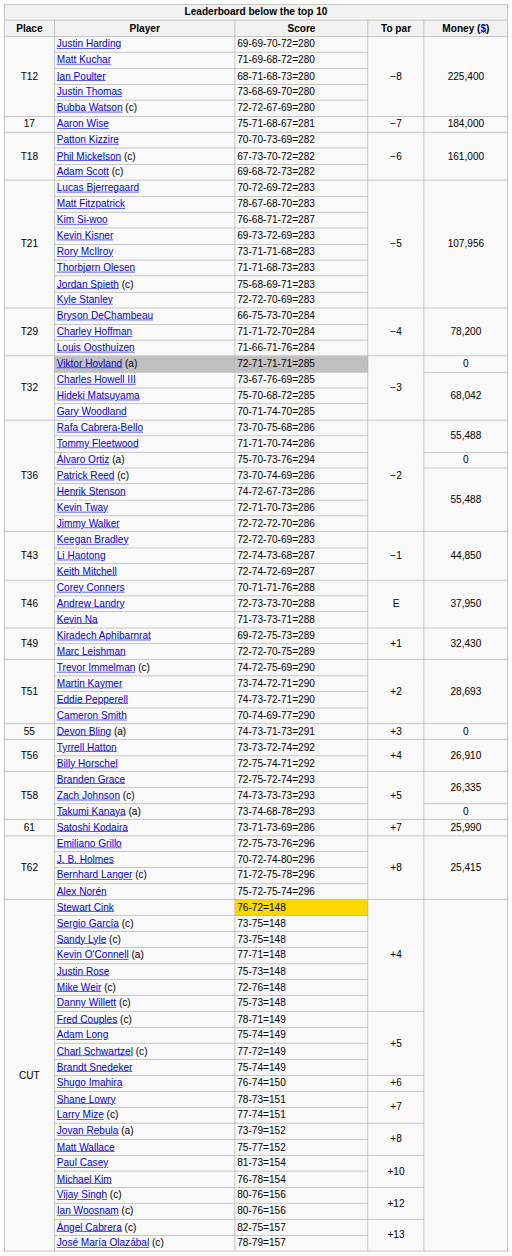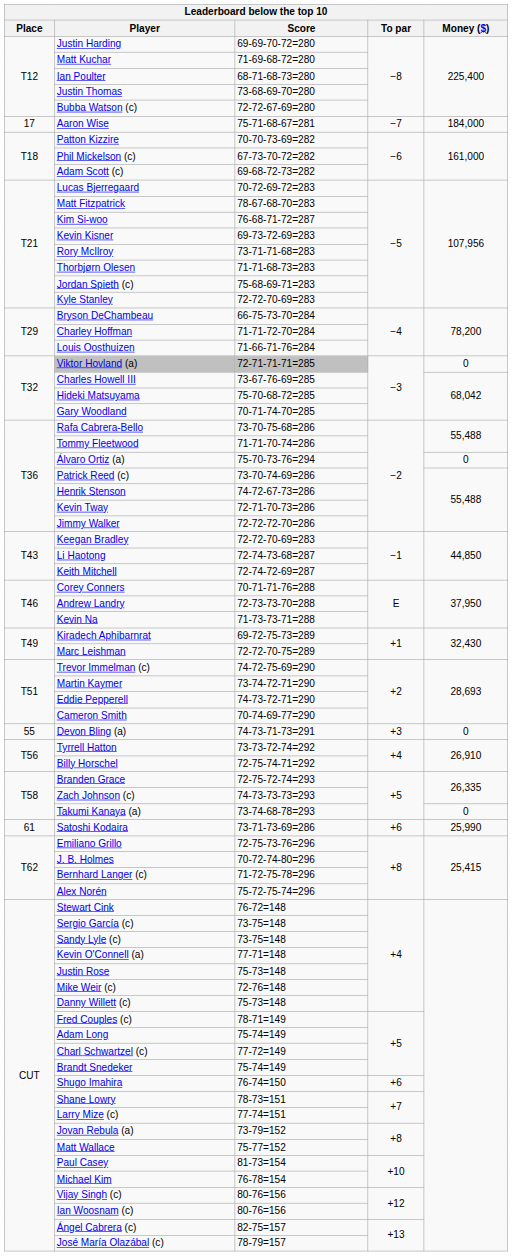(396, 827) +7 -> (396, 827) +6
(262, 907) gold background -> (262, 907) no background
